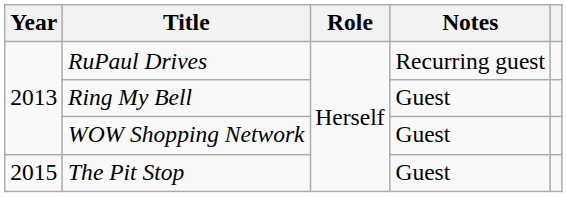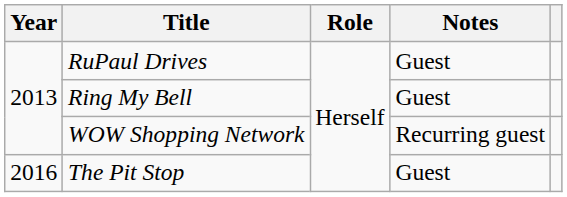(470, 60) Recurring guest -> (423, 60) Guest
(423, 135) Guest -> (470, 135) Recurring guest
(34, 172) 2015 -> (34, 172) 2016
